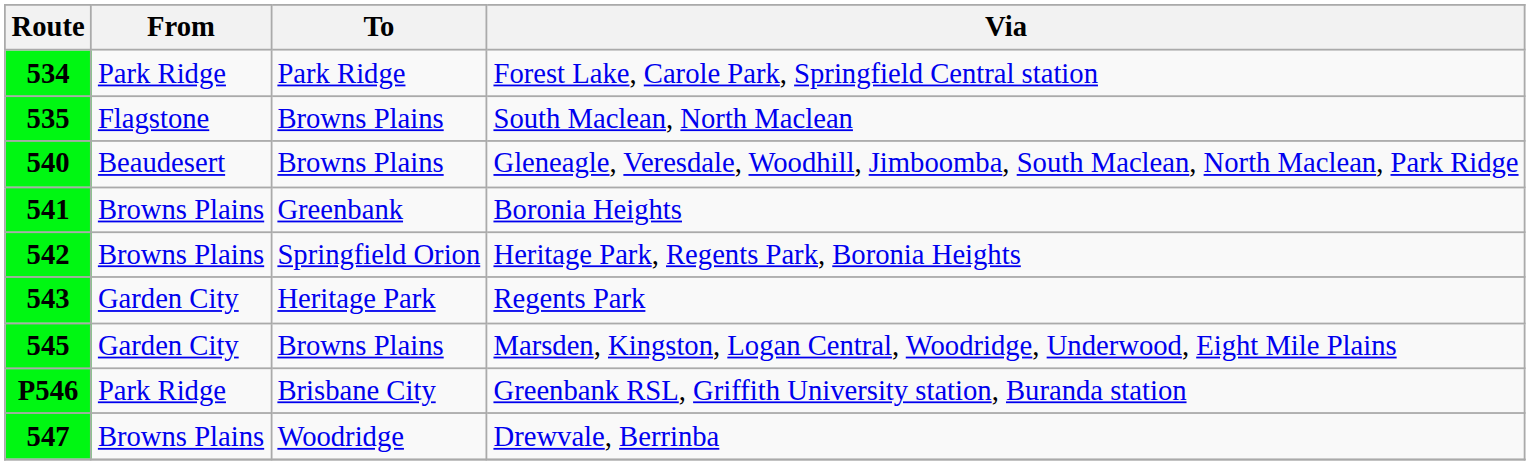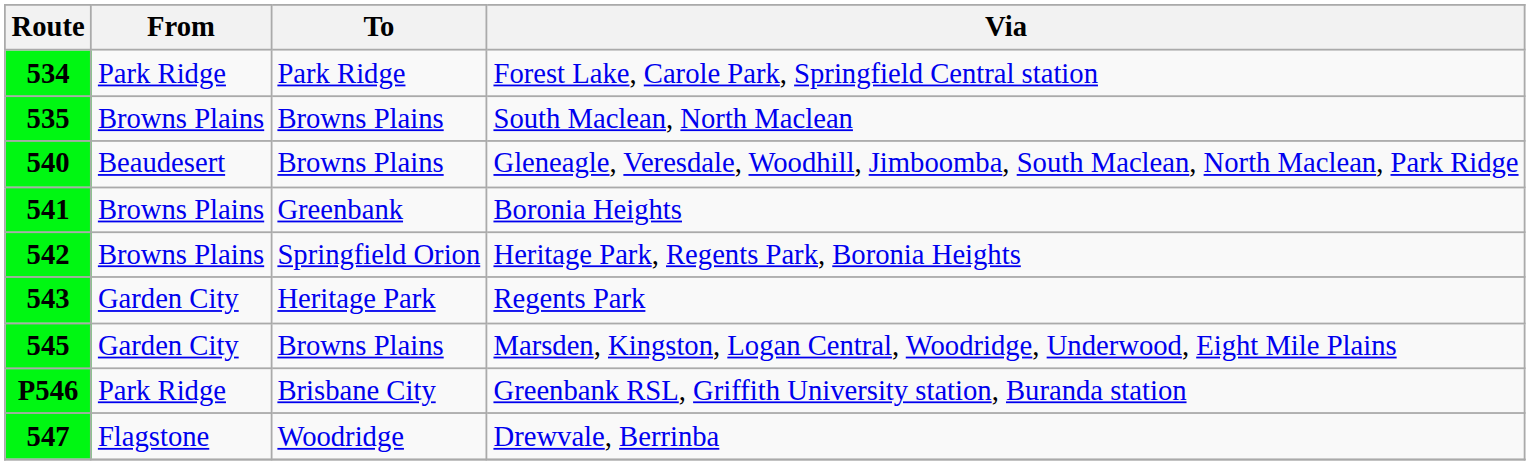(154, 118) Flagstone -> (181, 118) Browns Plains
(181, 436) Browns Plains -> (154, 436) Flagstone
